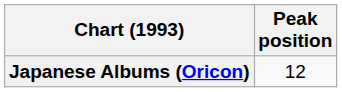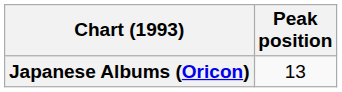(295, 71) 12 -> (295, 71) 13
